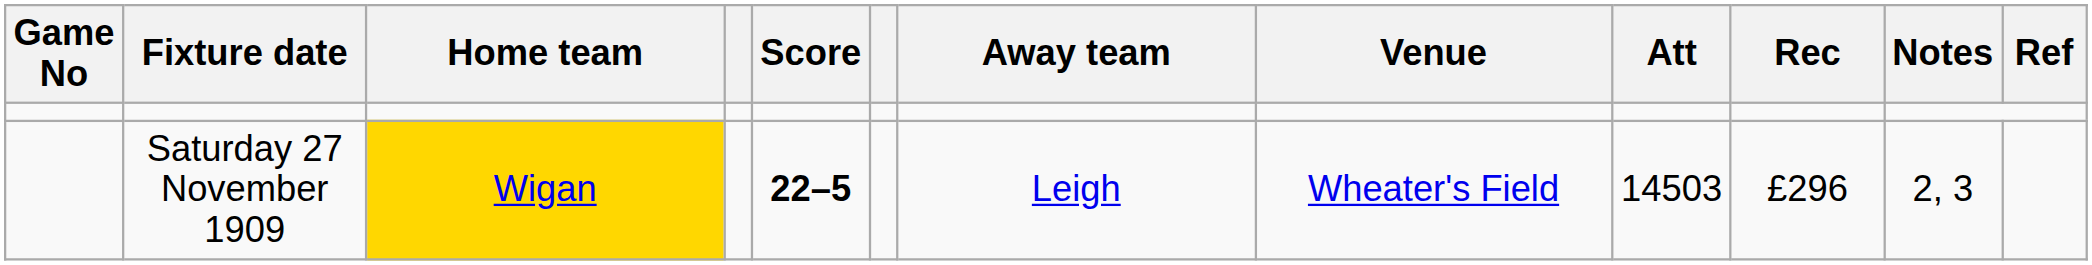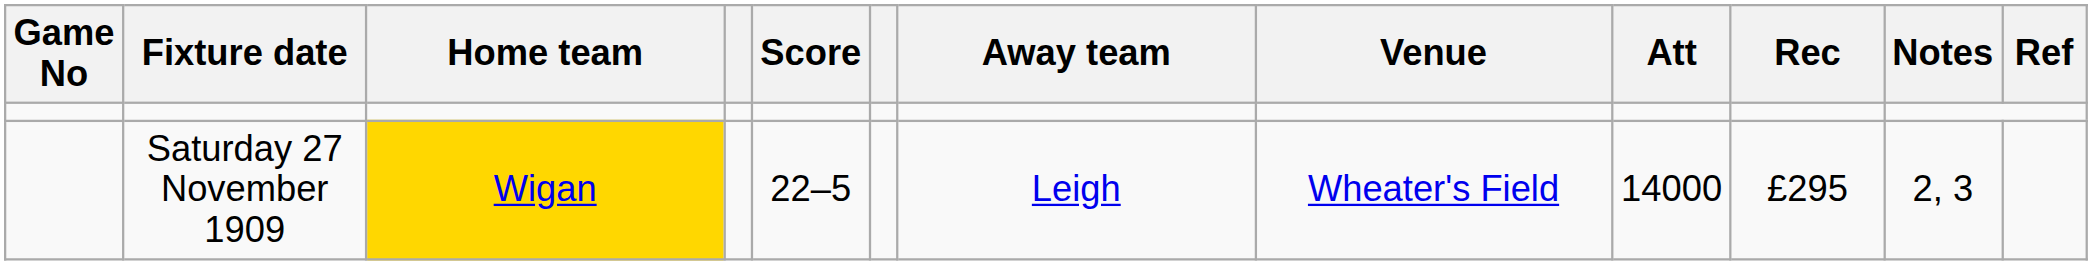(811, 189) bold -> (811, 189) normal
(1672, 189) 14503 -> (1672, 189) 14000
(1808, 189) £296 -> (1808, 189) £295
